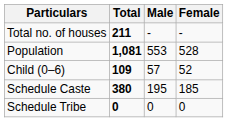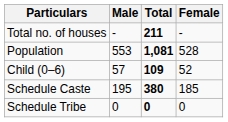columns swapped: (127, 13) <-> (160, 13)
